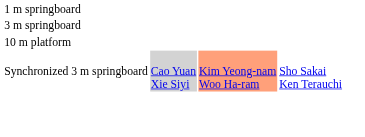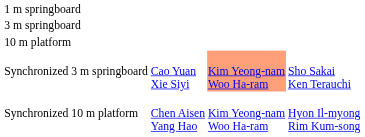(173, 77) lightgrey background -> (173, 77) no background
+ row: (71, 113)
